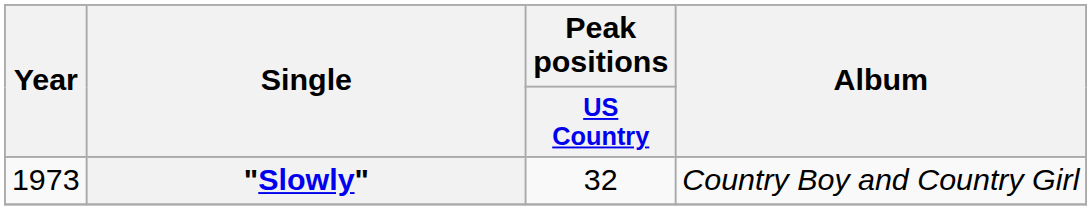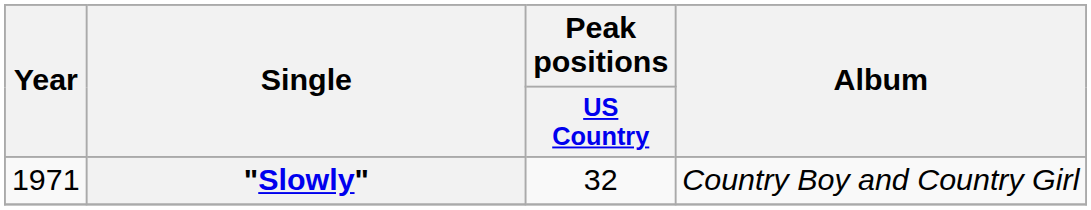(46, 180) 1973 -> (46, 180) 1971
